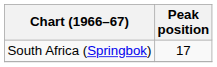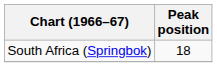(183, 51) 17 -> (183, 51) 18
